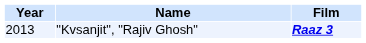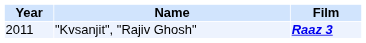(20, 30) 2013 -> (20, 30) 2011
